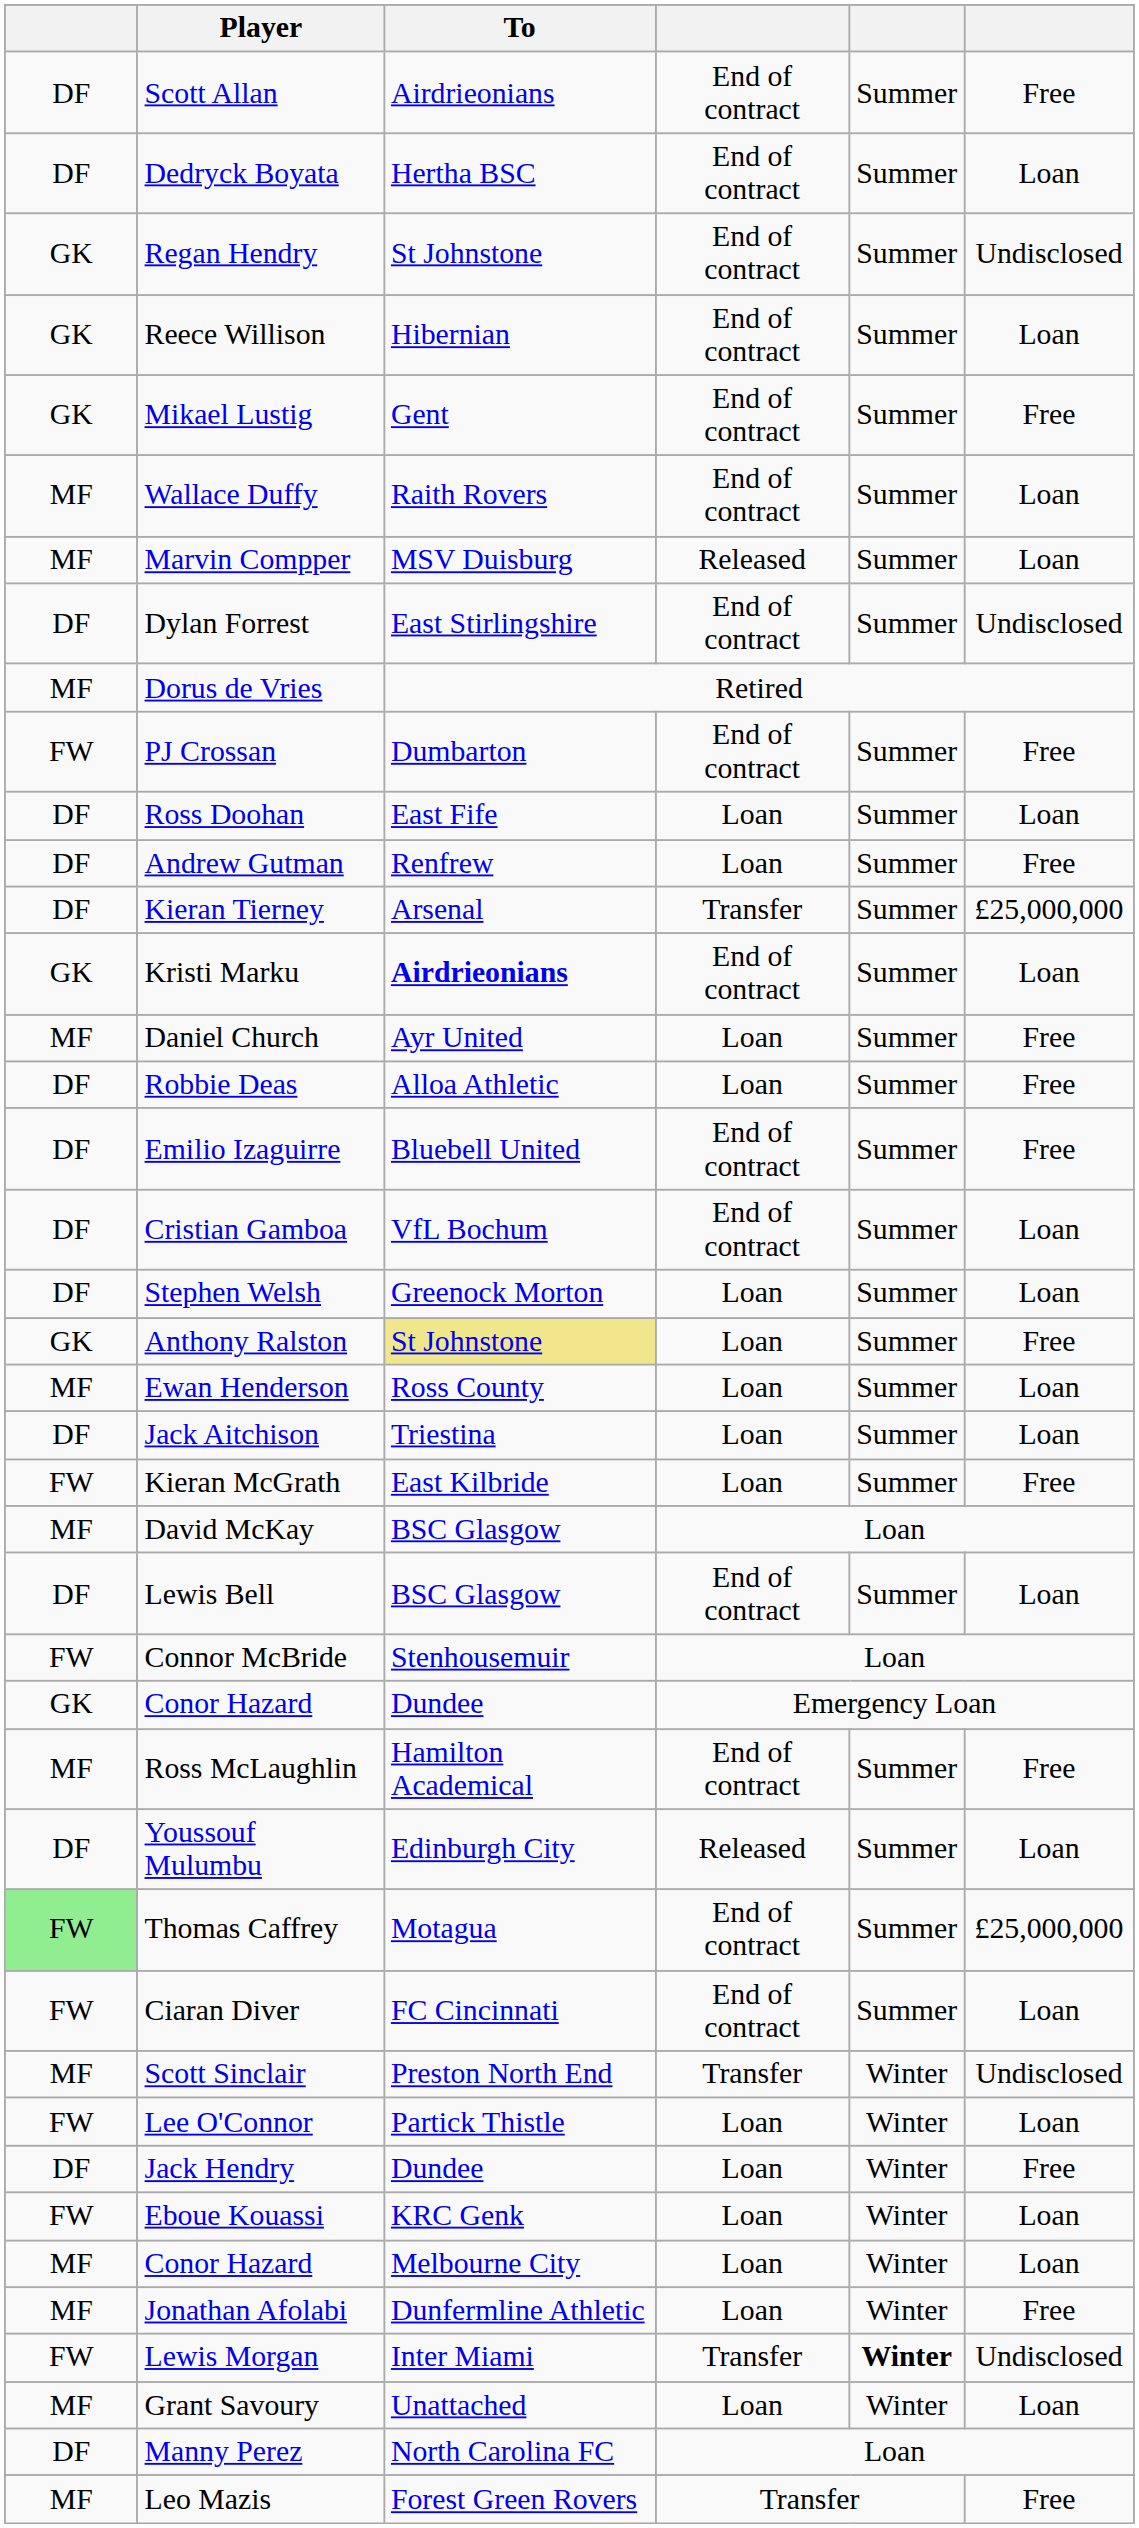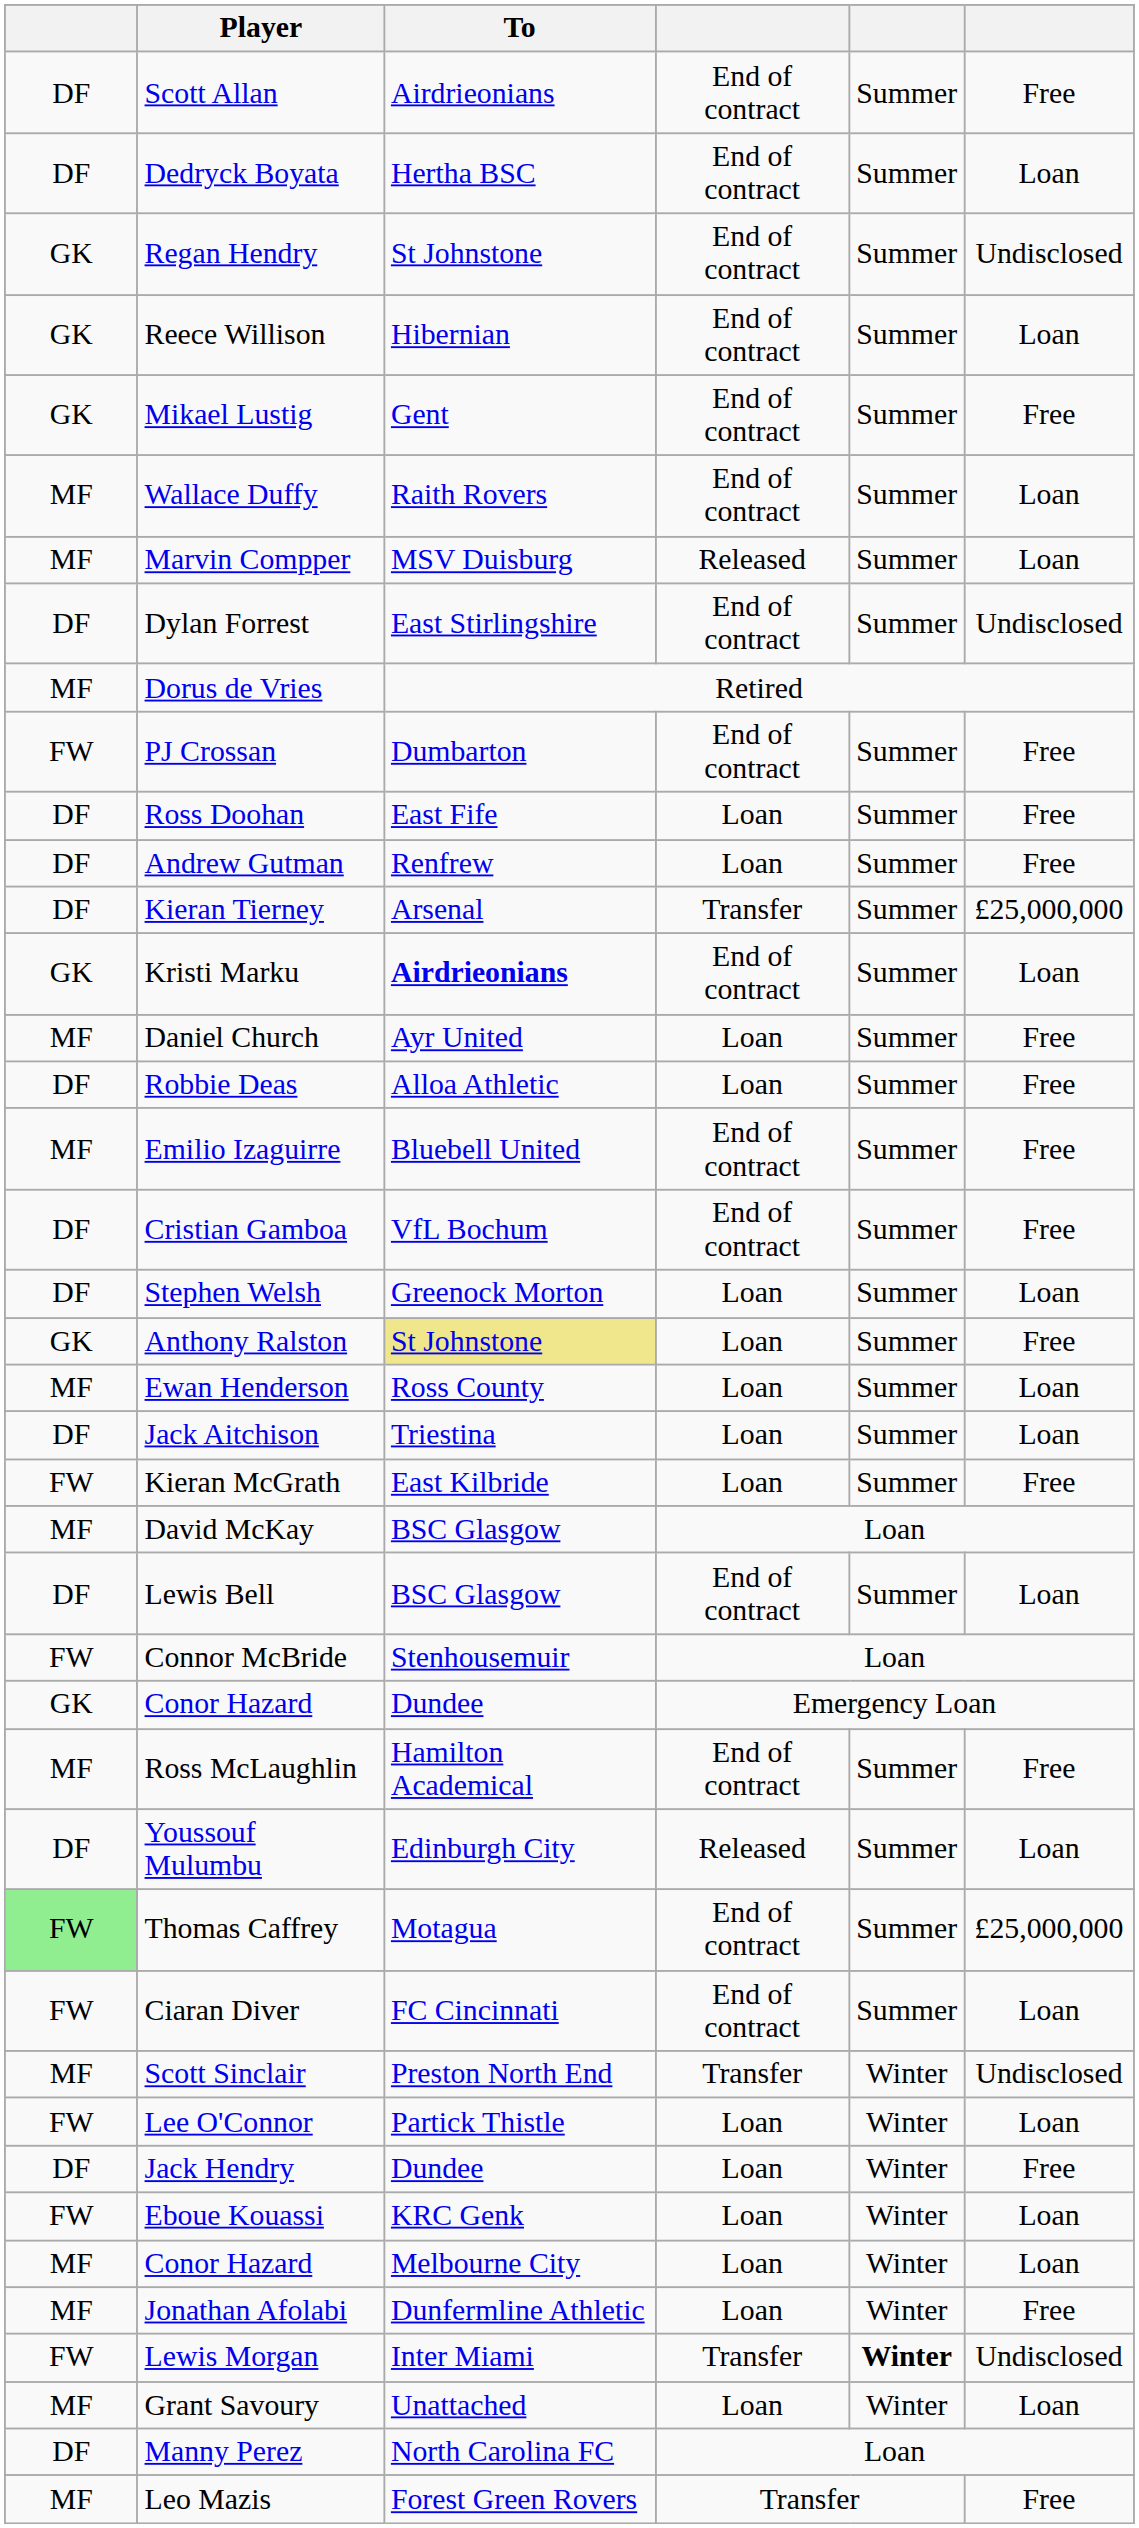(1049, 815) Loan -> (1049, 815) Free
(71, 1148) DF -> (71, 1148) MF
(1049, 1229) Loan -> (1049, 1229) Free
